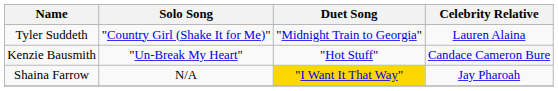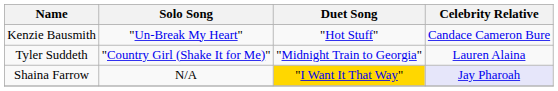rows swapped: (52, 55) <-> (52, 34)
(489, 75) no background -> (489, 75) lavender background
